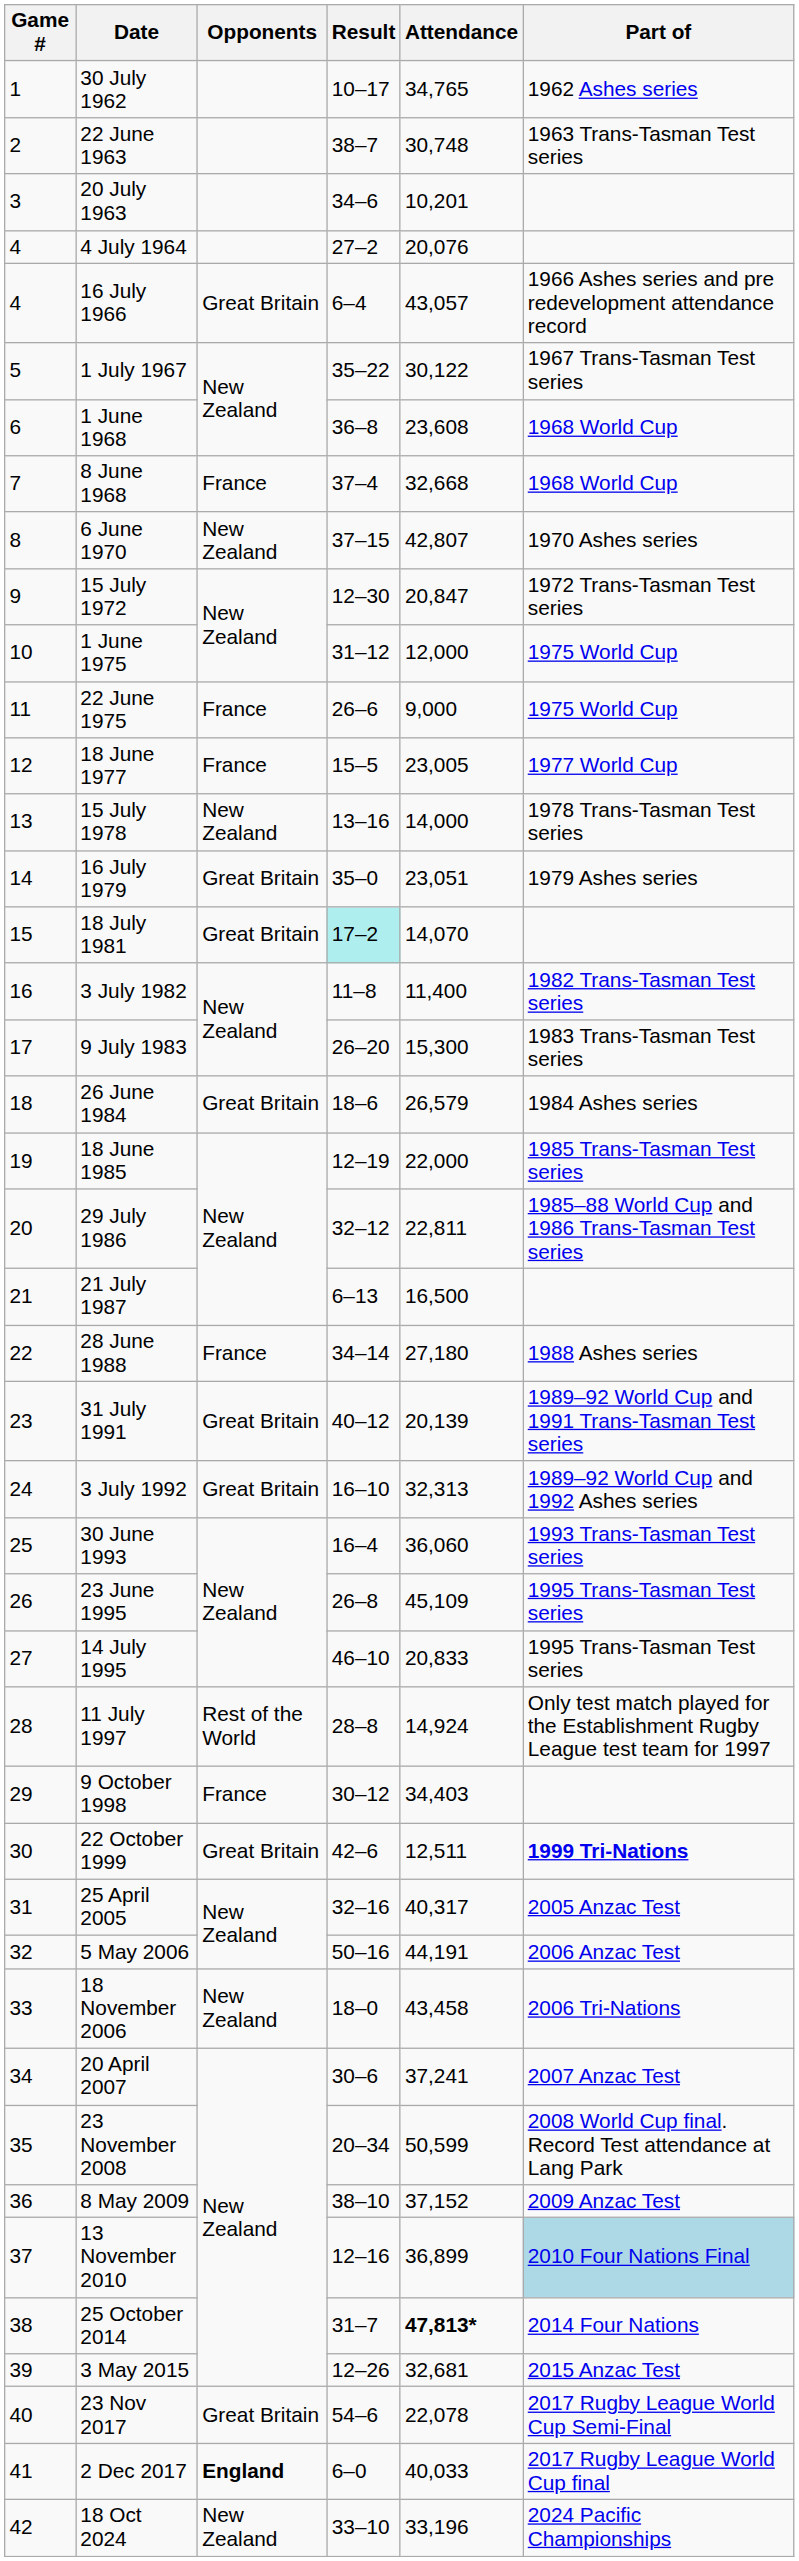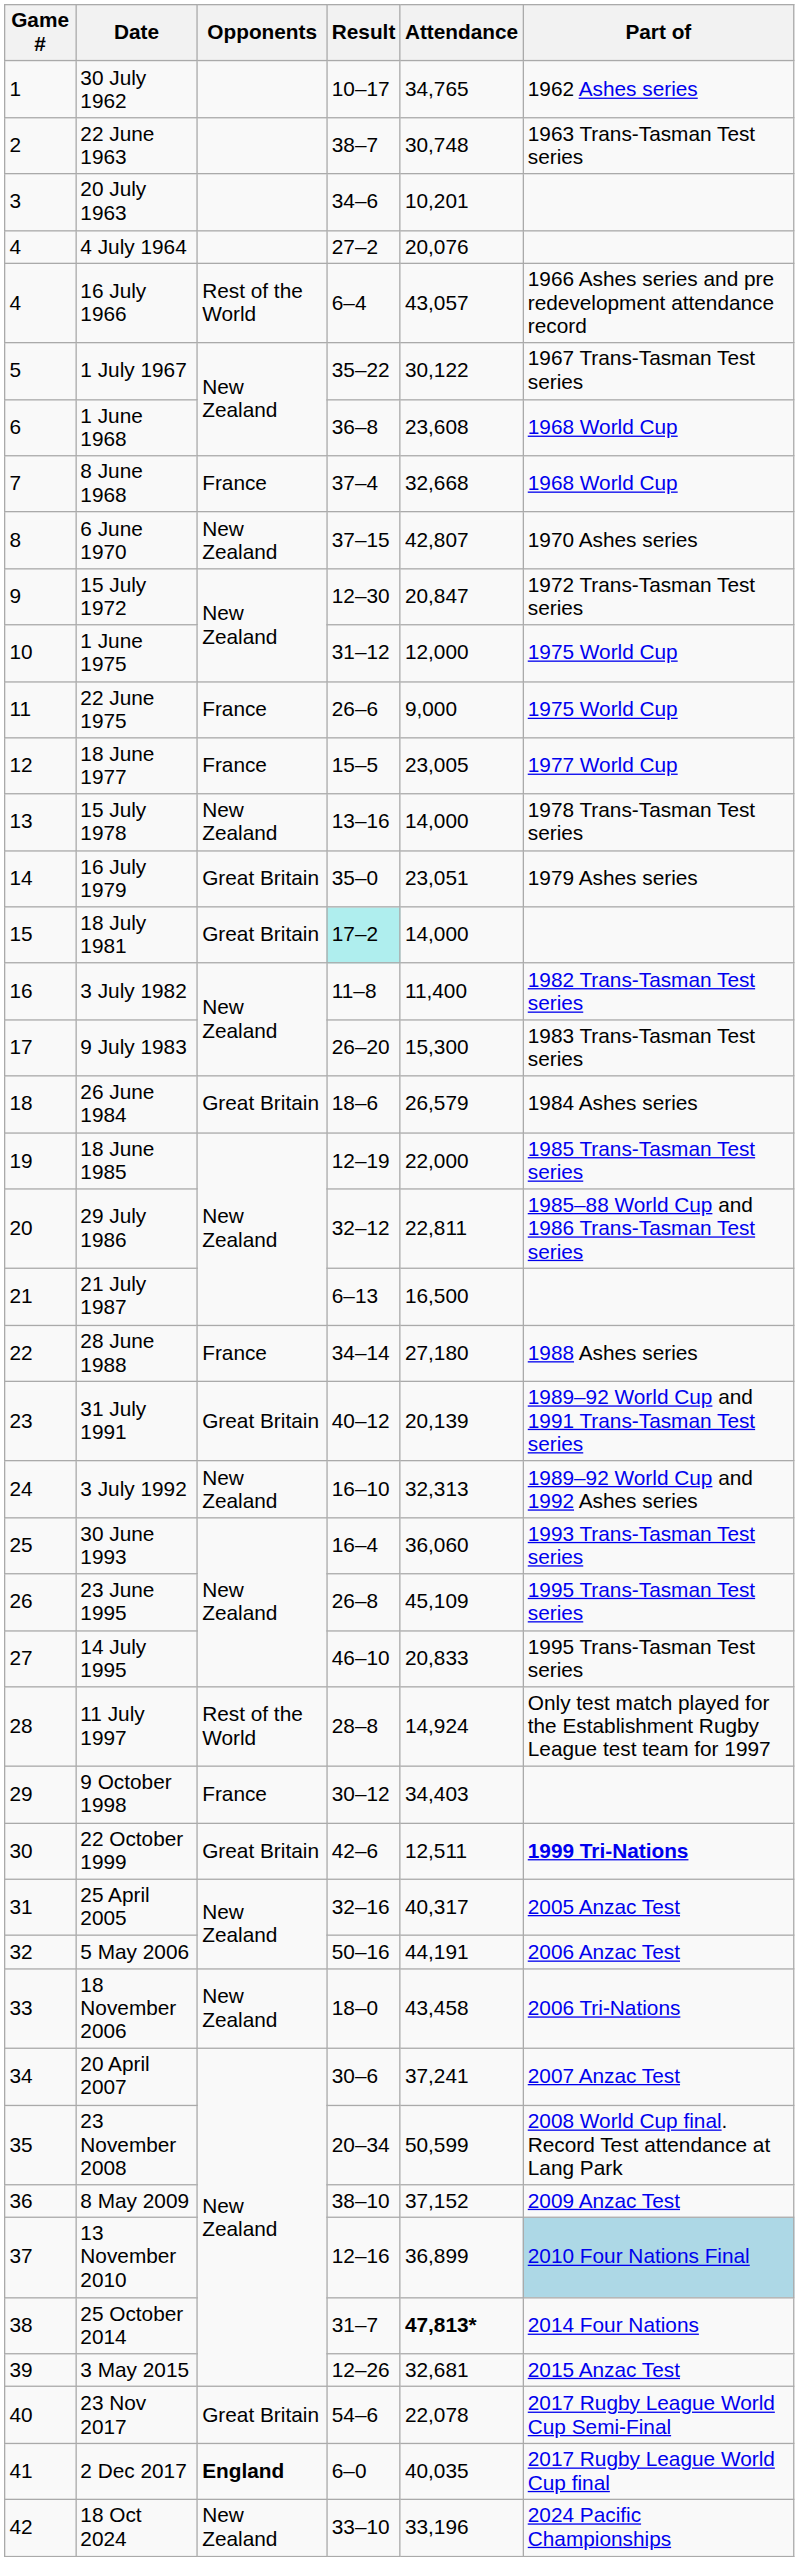(261, 302) Great Britain -> (252, 302) Rest of the World
(437, 934) 14,070 -> (437, 934) 14,000
(261, 1489) Great Britain -> (240, 1489) New Zealand
(437, 2471) 40,033 -> (437, 2471) 40,035
